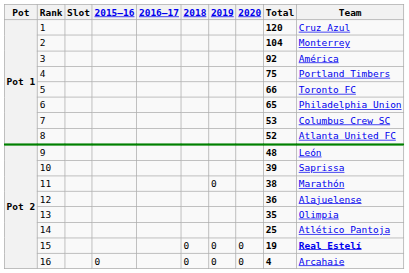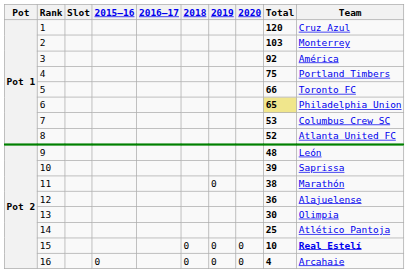(274, 43) 104 -> (274, 43) 103
(271, 105) no background -> (271, 105) khaki background
(271, 215) 35 -> (271, 215) 30
(271, 246) 19 -> (271, 246) 10
